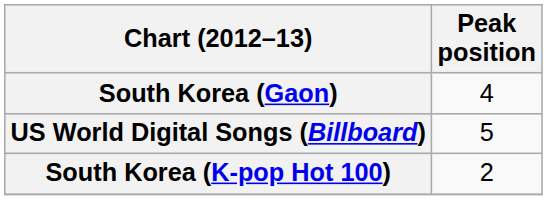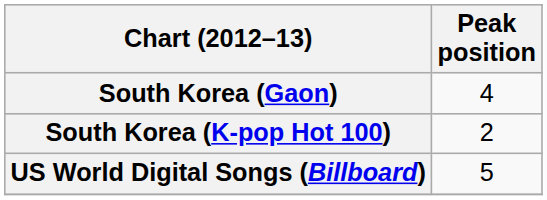rows swapped: (218, 173) <-> (218, 133)
